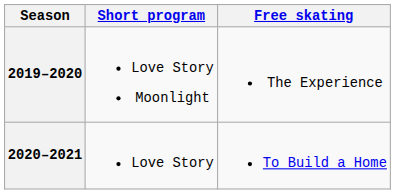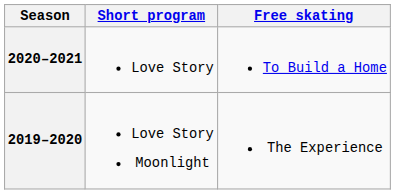rows swapped: (45, 156) <-> (45, 75)
